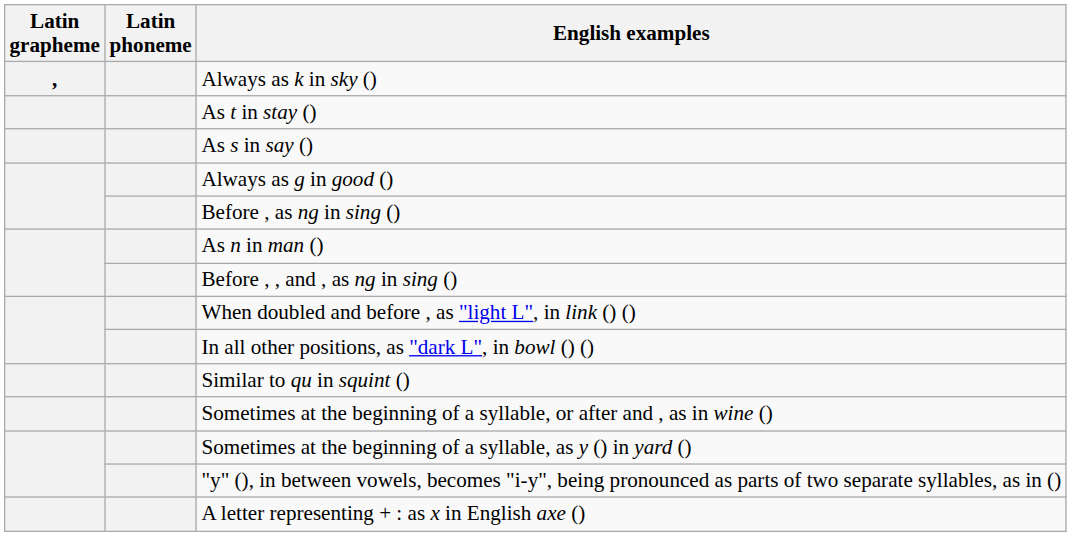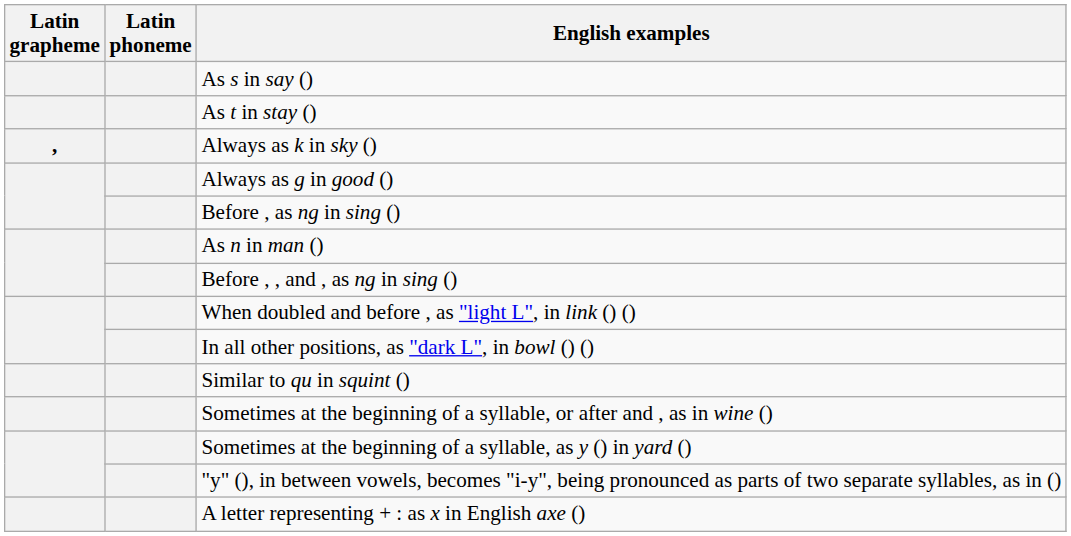rows swapped: (289, 78) <-> (257, 145)
